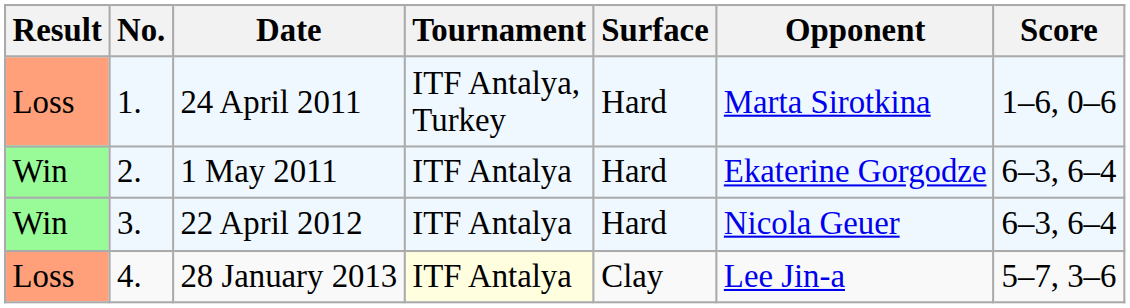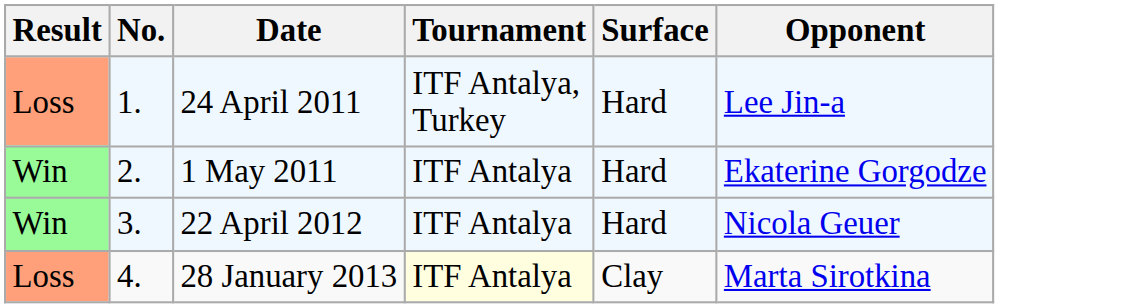- column: (1059, 30)
(827, 100) Marta Sirotkina -> (784, 100) Lee Jin-a
(784, 275) Lee Jin-a -> (827, 275) Marta Sirotkina
